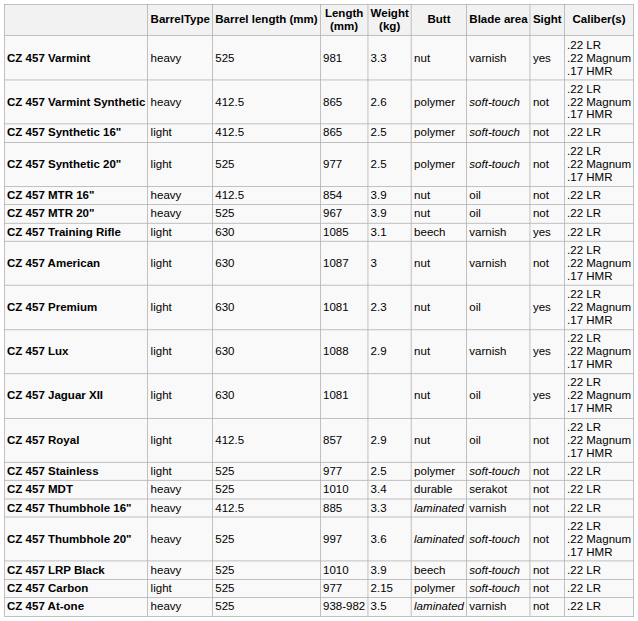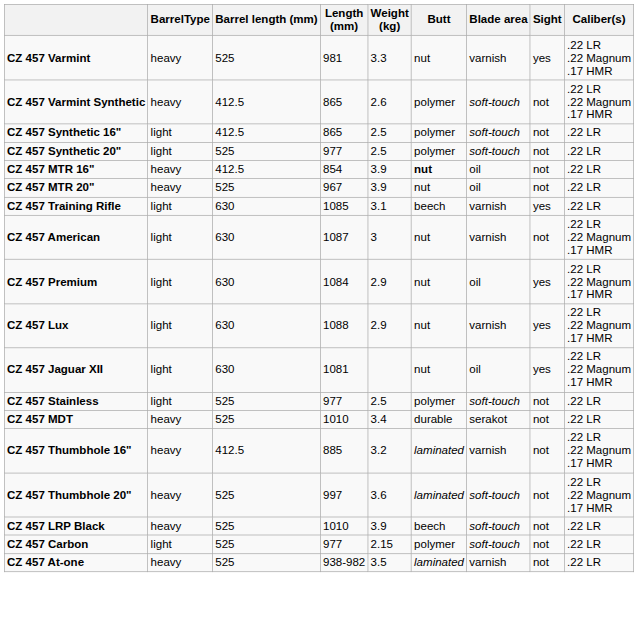(599, 164) .22 LR .22 Magnum .17 HMR -> (584, 151) .22 LR
(422, 195) normal -> (423, 169) bold
(336, 307) 1081 -> (336, 281) 1084
(379, 307) 2.3 -> (379, 281) 2.9
- row: (43, 440)
(379, 508) 3.3 -> (379, 450) 3.2
(584, 508) .22 LR -> (599, 450) .22 LR .22 Magnum .17 HMR
